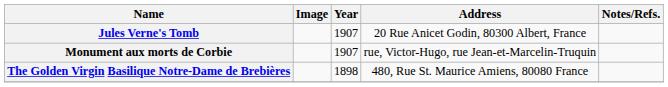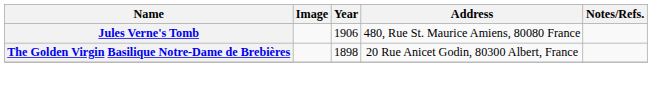(346, 33) 1907 -> (346, 33) 1906
(480, 33) 20 Rue Anicet Godin, 80300 Albert, France -> (472, 33) 480, Rue St. Maurice Amiens, 80080 France
- row: (149, 52)
(480, 71) 480, Rue St. Maurice Amiens, 80080 France -> (472, 52) 20 Rue Anicet Godin, 80300 Albert, France
